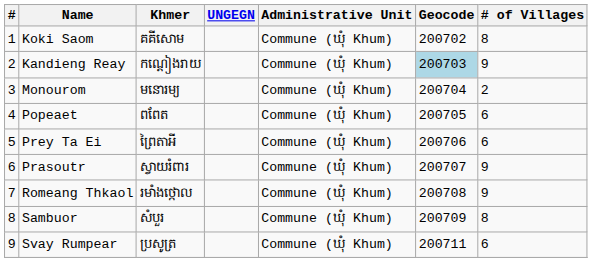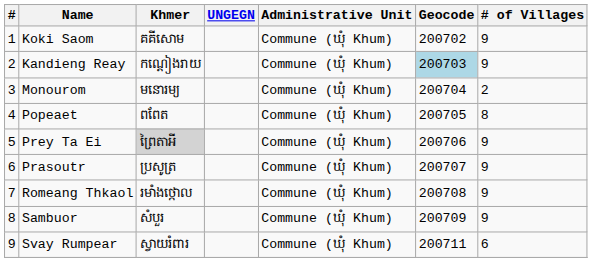(485, 39) 8 -> (485, 39) 9
(485, 116) 6 -> (485, 116) 8
(158, 142) no background -> (158, 142) lightgrey background
(485, 142) 6 -> (485, 142) 9
(164, 167) ស្វាយរំពារ -> (158, 167) ប្រសូត្រ
(485, 219) 8 -> (485, 219) 9
(158, 244) ប្រសូត្រ -> (164, 244) ស្វាយរំពារ
